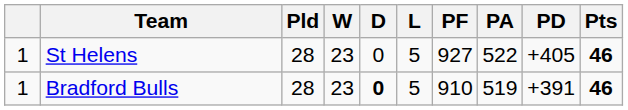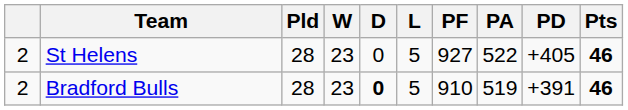(23, 54) 1 -> (23, 54) 2
(23, 88) 1 -> (23, 88) 2
